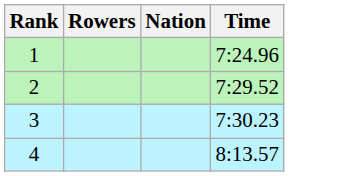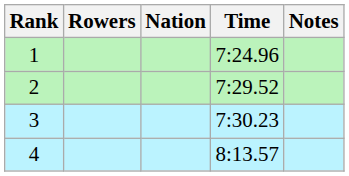+ column: (314, 21)
